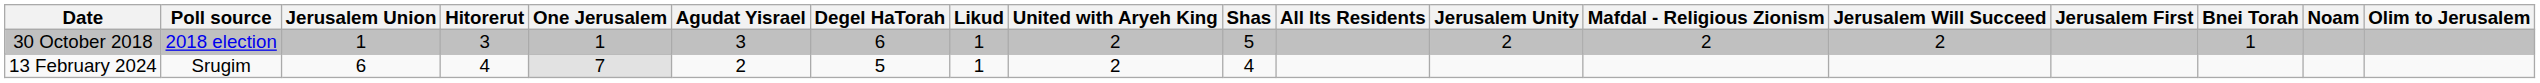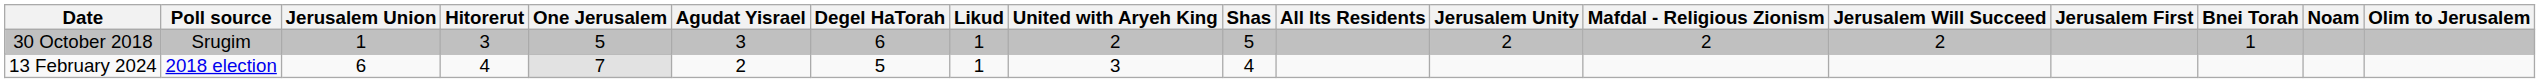(221, 42) 2018 election -> (221, 42) Srugim
(600, 42) 1 -> (600, 42) 5
(221, 66) Srugim -> (221, 66) 2018 election
(1115, 66) 2 -> (1115, 66) 3
